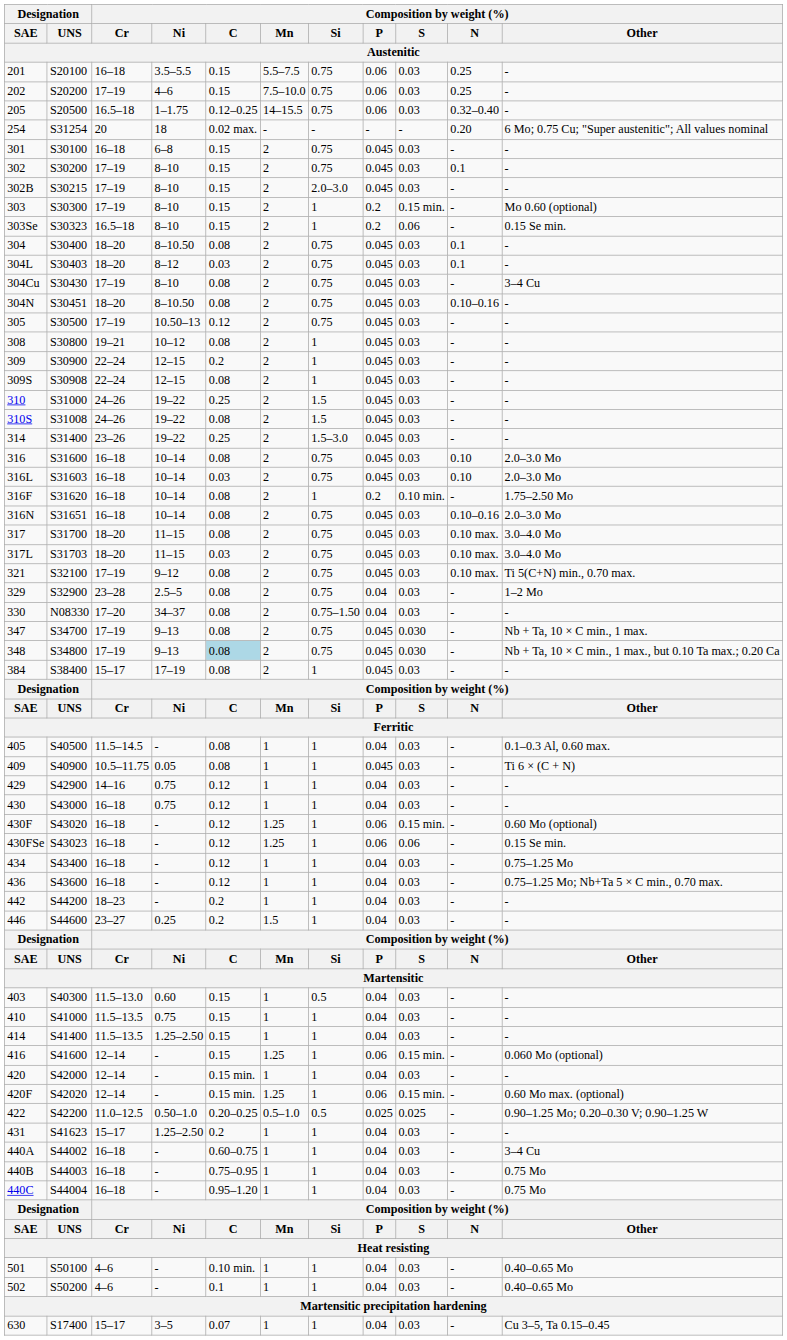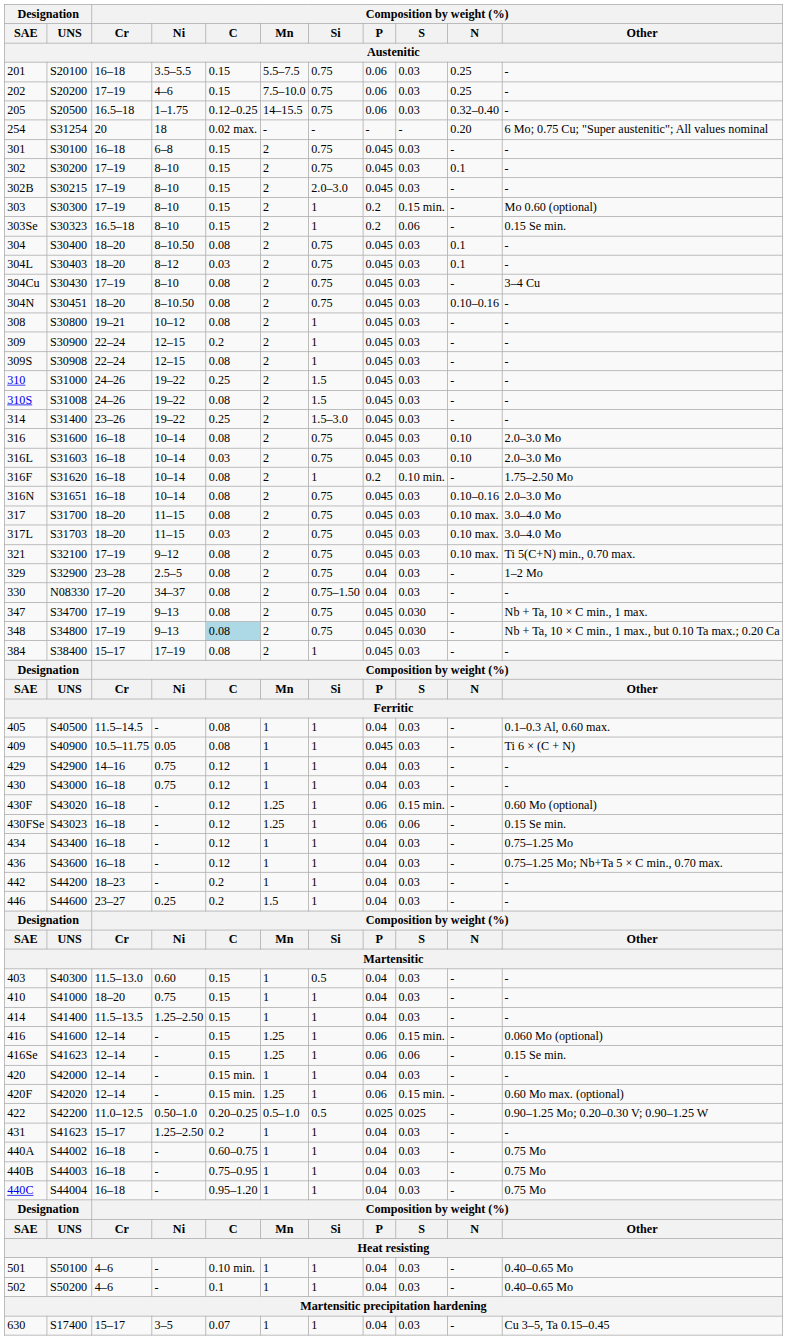- row: (16, 322)
(119, 1016) 11.5–13.5 -> (110, 997) 18–20
+ row: (22, 1055)
(522, 1151) 3–4 Cu -> (525, 1151) 0.75 Mo
